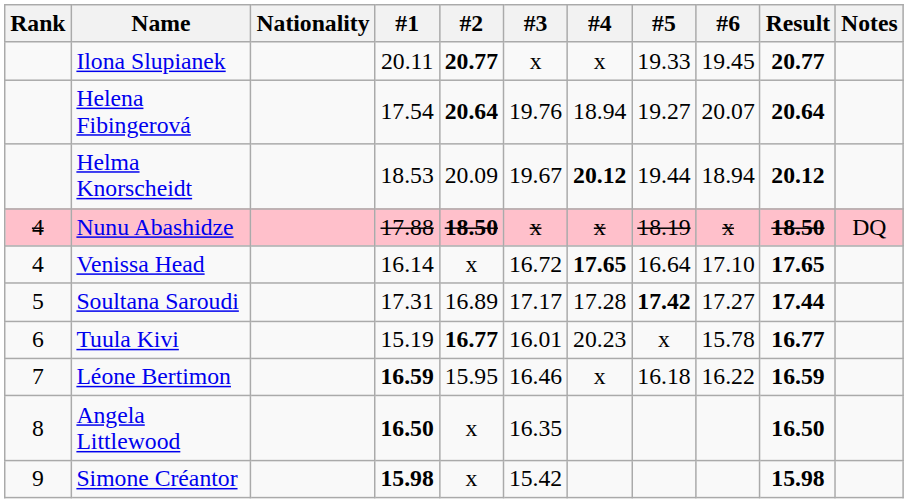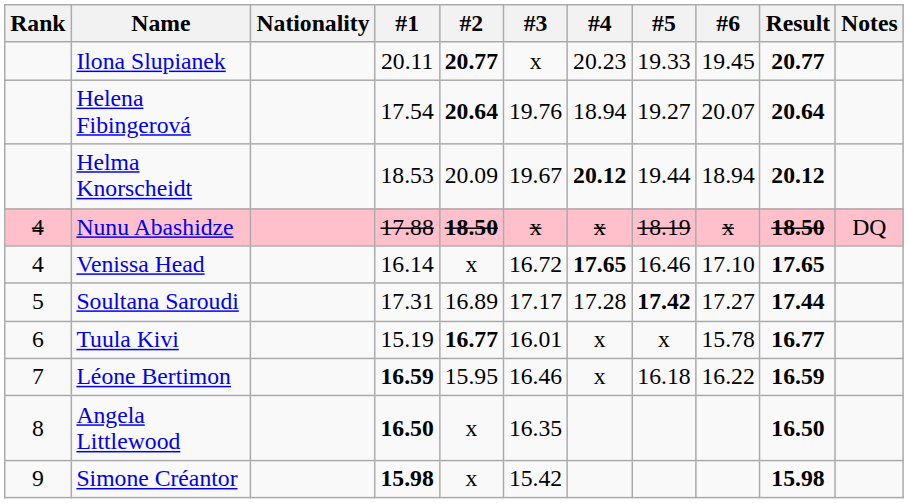(600, 60) x -> (600, 60) 20.23
(664, 264) 16.64 -> (664, 264) 16.46
(600, 339) 20.23 -> (600, 339) x
